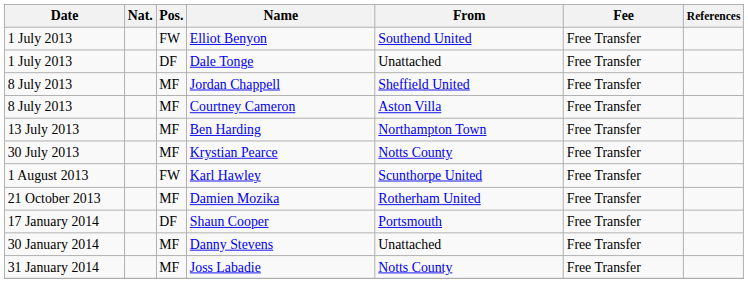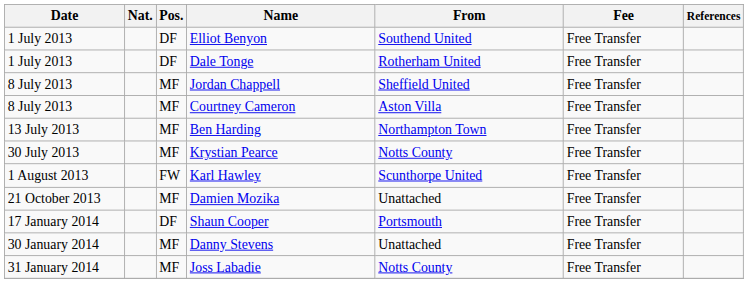(170, 38) FW -> (168, 38) DF
(410, 61) Unattached -> (430, 61) Rotherham United
(430, 198) Rotherham United -> (410, 198) Unattached
